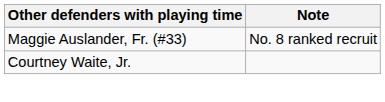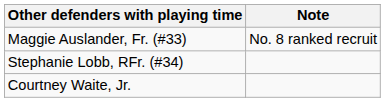+ row: (96, 62)
